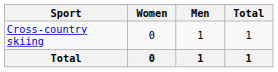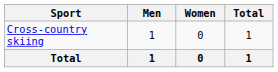columns swapped: (200, 13) <-> (152, 13)
